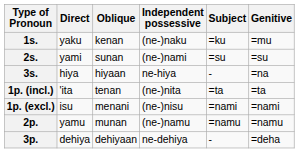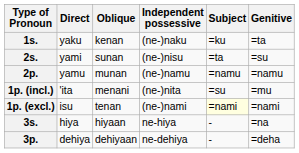(261, 40) =mu -> (258, 40) =ta
(164, 57) (ne-)nami -> (162, 57) (ne-)nisu
(217, 57) =su -> (216, 57) =ta
rows swapped: (31, 73) <-> (31, 123)
(108, 90) tenan -> (112, 90) menani
(216, 90) =ta -> (217, 90) =su
(258, 90) =ta -> (261, 90) =mu
(112, 106) menani -> (108, 106) tenan
(162, 106) (ne-)nisu -> (164, 106) (ne-)nami
(223, 106) no background -> (223, 106) lightyellow background
